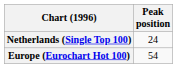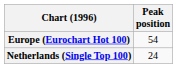rows swapped: (69, 55) <-> (69, 39)
